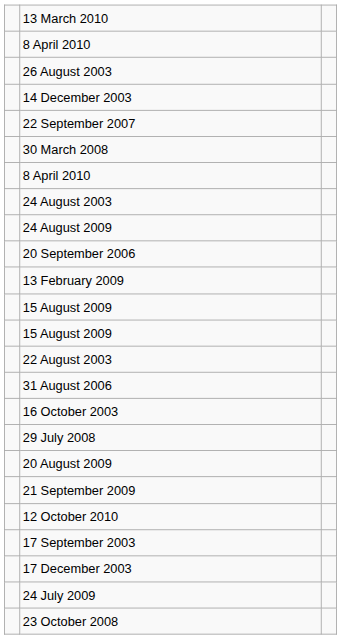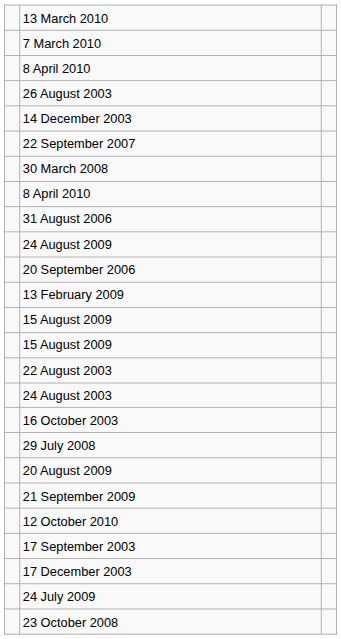+ row: (12, 43)
rows swapped: (12, 385) <-> (12, 202)
